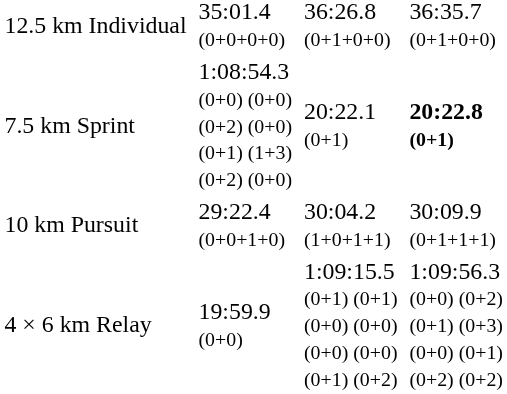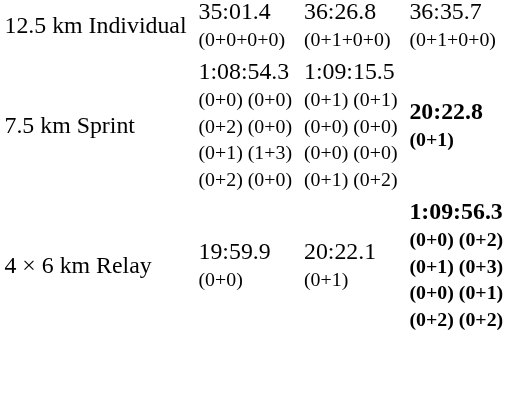(340, 124) 20:22.1 (0+1) -> (351, 124) 1:09:15.5 (0+1) (0+1) (0+0) (0+0) (0+0) (0+0) (0+1) (0+2)
- row: (71, 224)
(351, 324) 1:09:15.5 (0+1) (0+1) (0+0) (0+0) (0+0) (0+0) (0+1) (0+2) -> (340, 264) 20:22.1 (0+1)
(456, 324) normal -> (456, 264) bold
